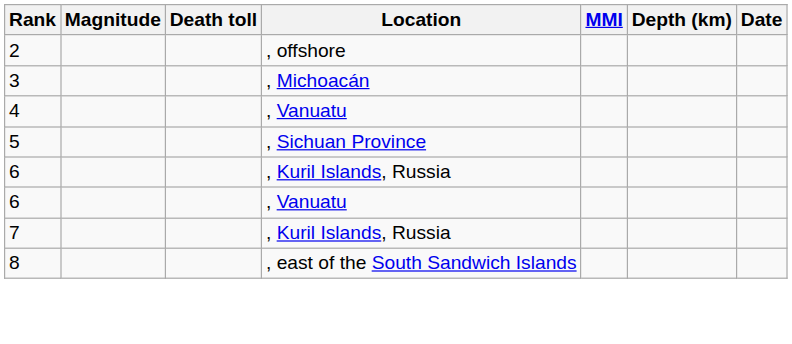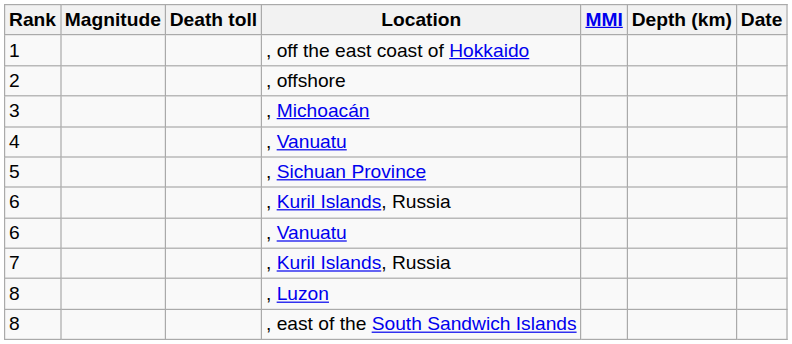+ row: (14, 50)
+ row: (14, 293)
